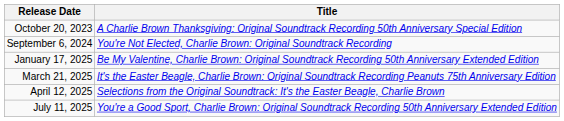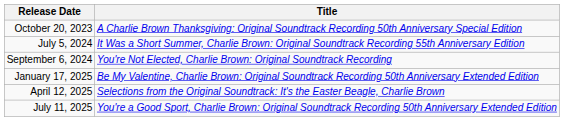+ row: (65, 44)
- row: (57, 76)
